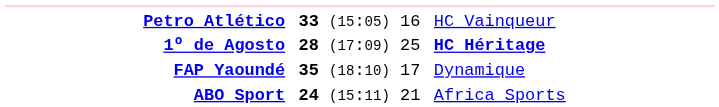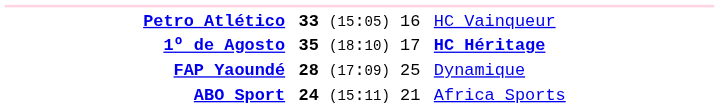(359, 46) 28 (17:09) 25 -> (359, 46) 35 (18:10) 17
(359, 70) 35 (18:10) 17 -> (359, 70) 28 (17:09) 25
